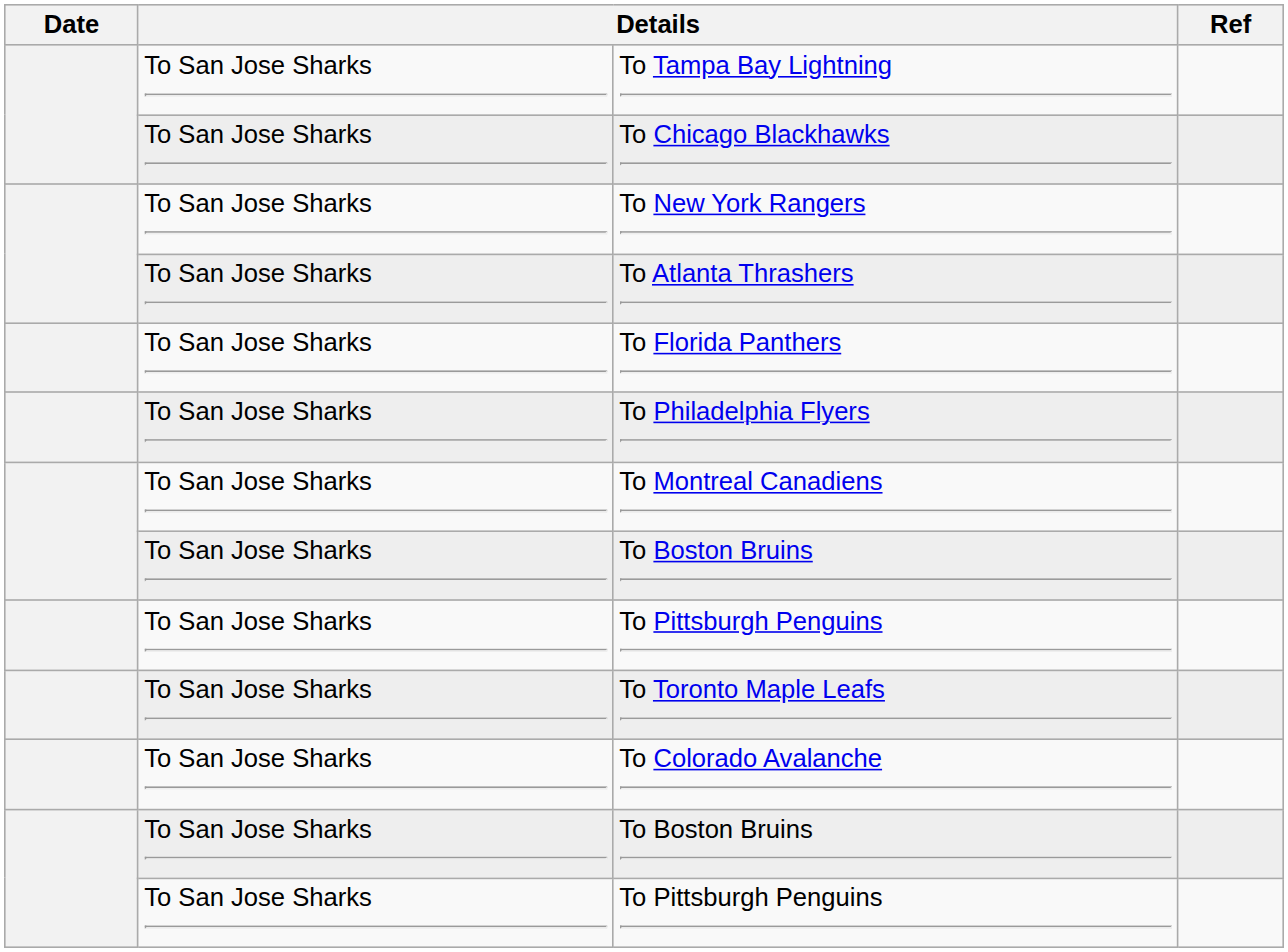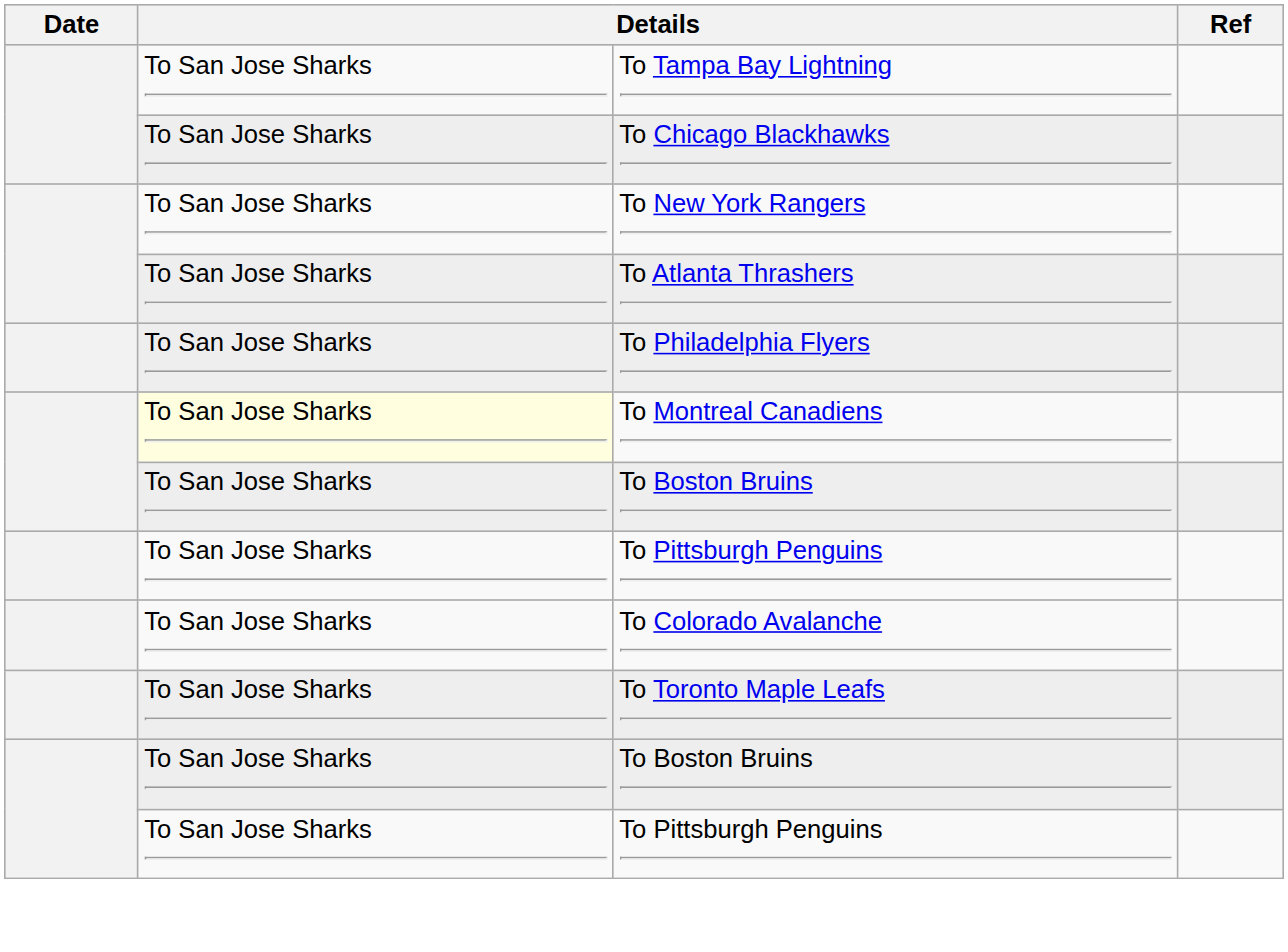- row: (72, 358)
(376, 490) no background -> (376, 421) lightyellow background
rows swapped: (72, 705) <-> (72, 774)
